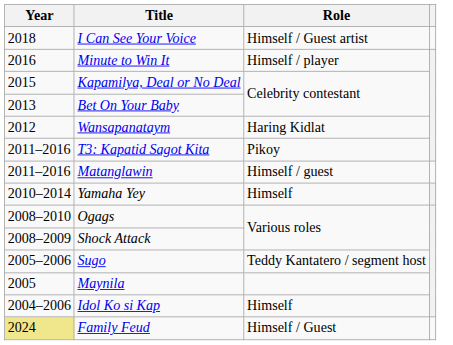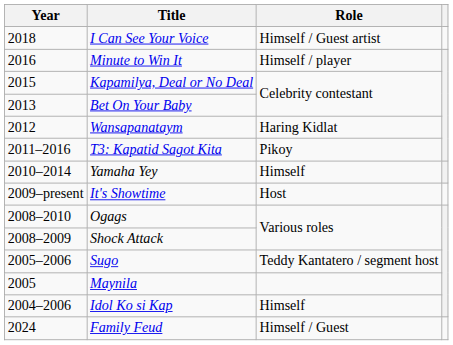- row: (115, 171)
+ row: (128, 194)
(22, 328) khaki background -> (22, 328) no background
